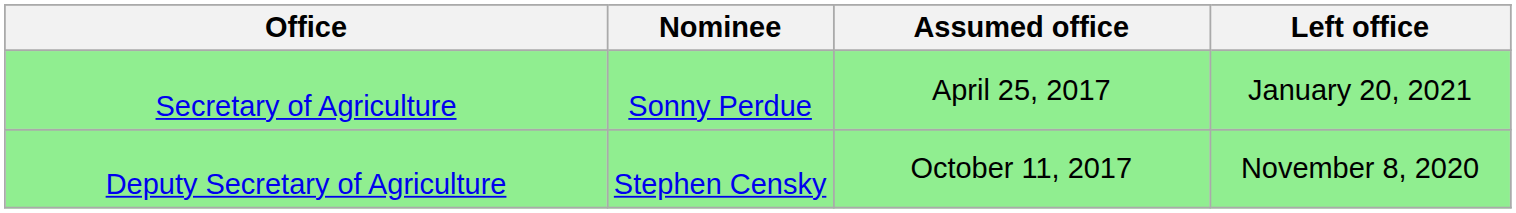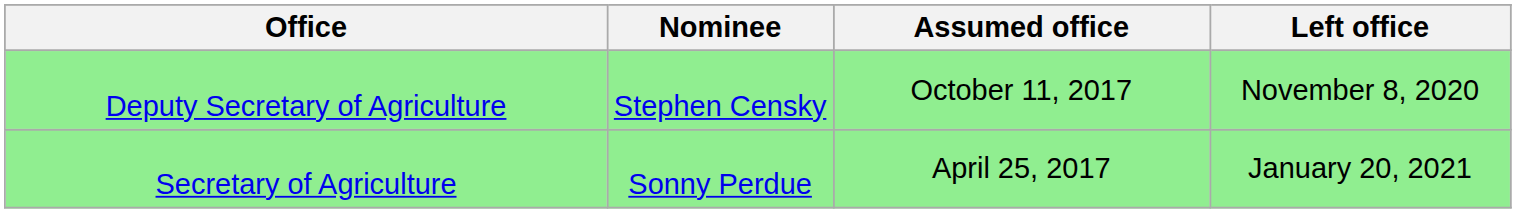rows swapped: (306, 105) <-> (306, 184)
